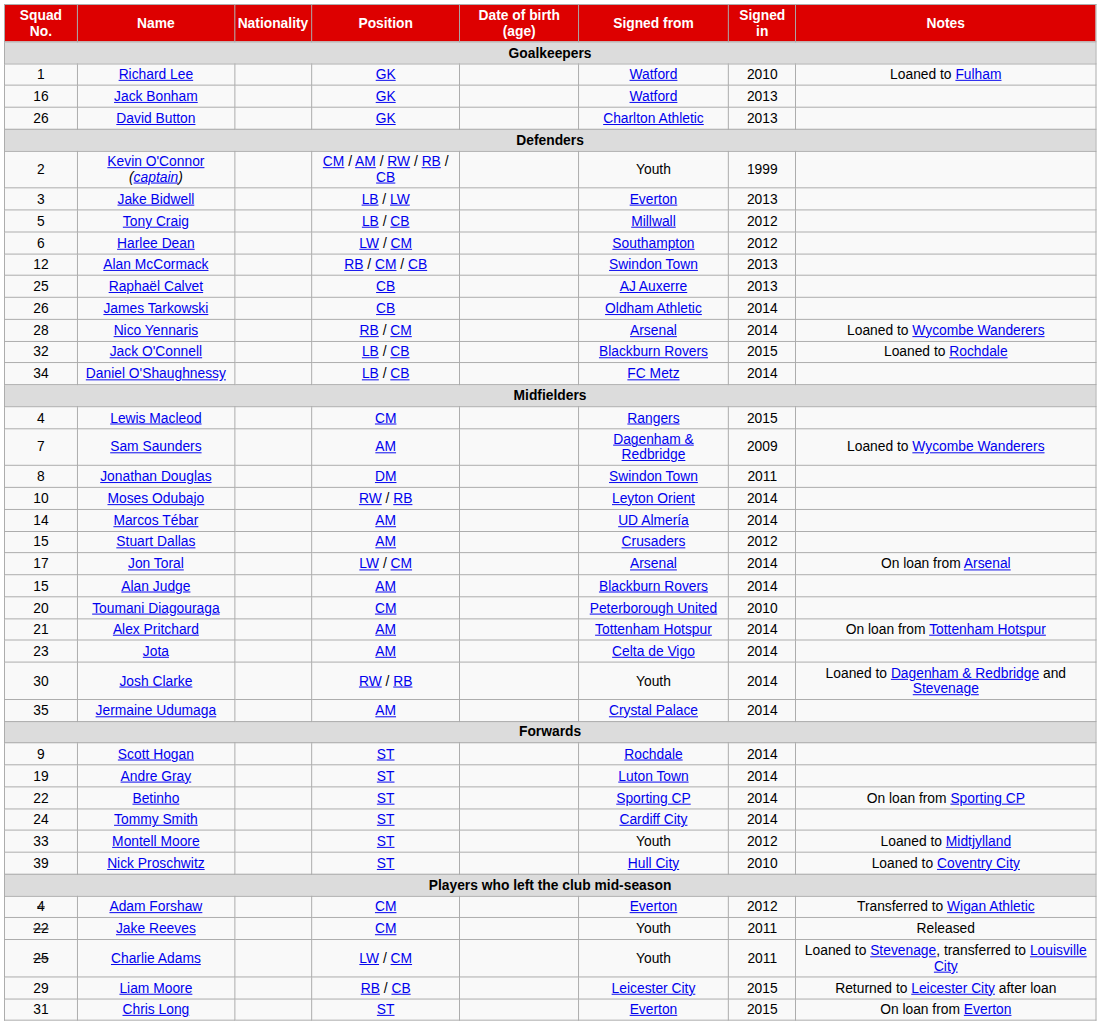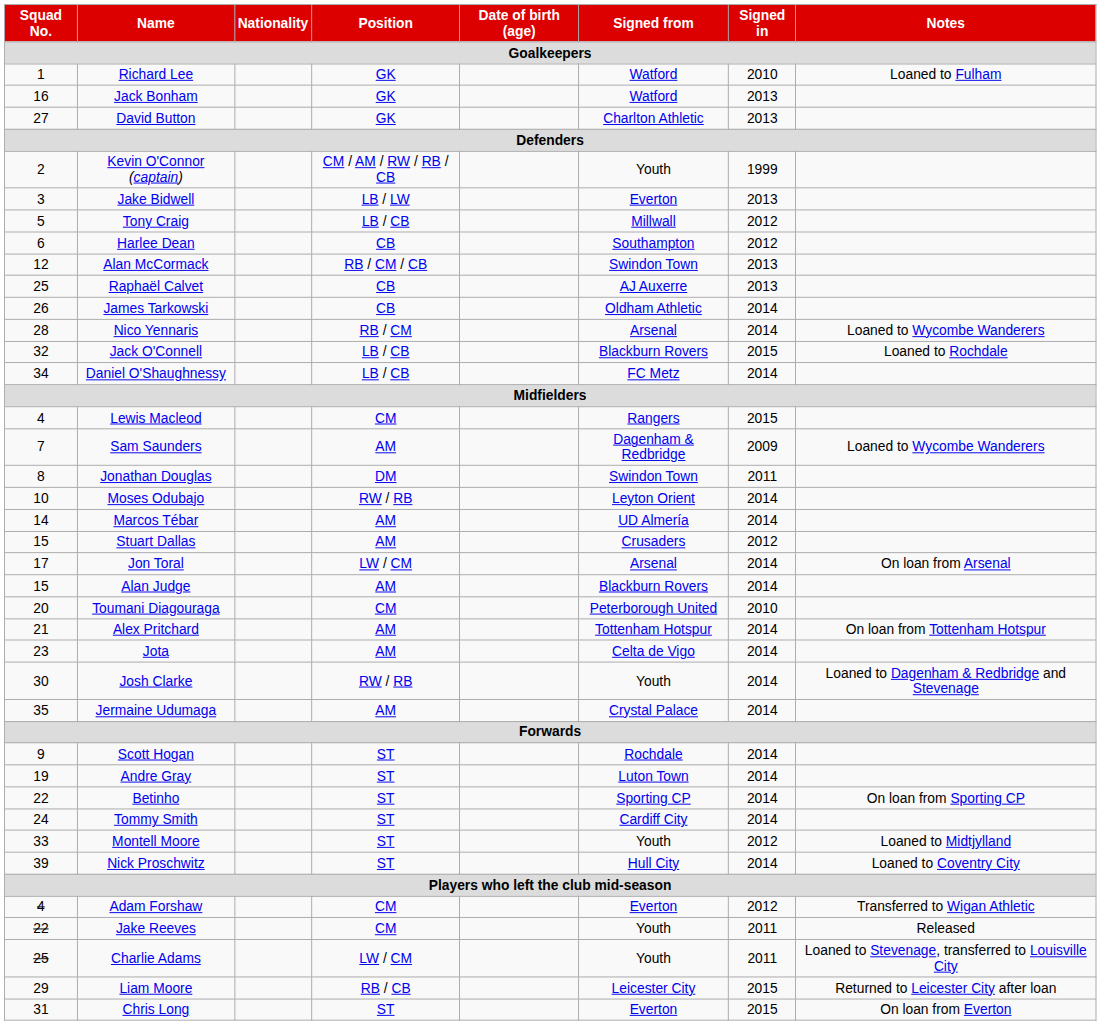(41, 119) 26 -> (41, 119) 27
(386, 243) LW / CM -> (386, 243) CB
(762, 863) 2010 -> (762, 863) 2014
